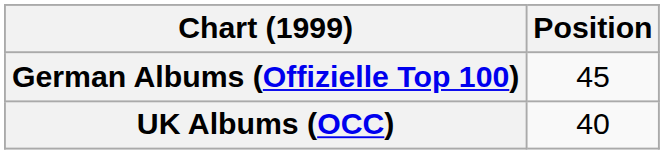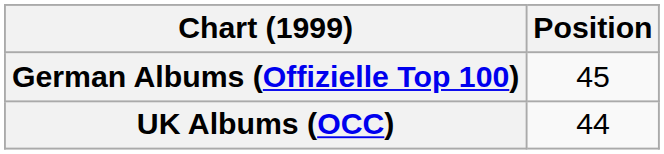(593, 124) 40 -> (593, 124) 44
